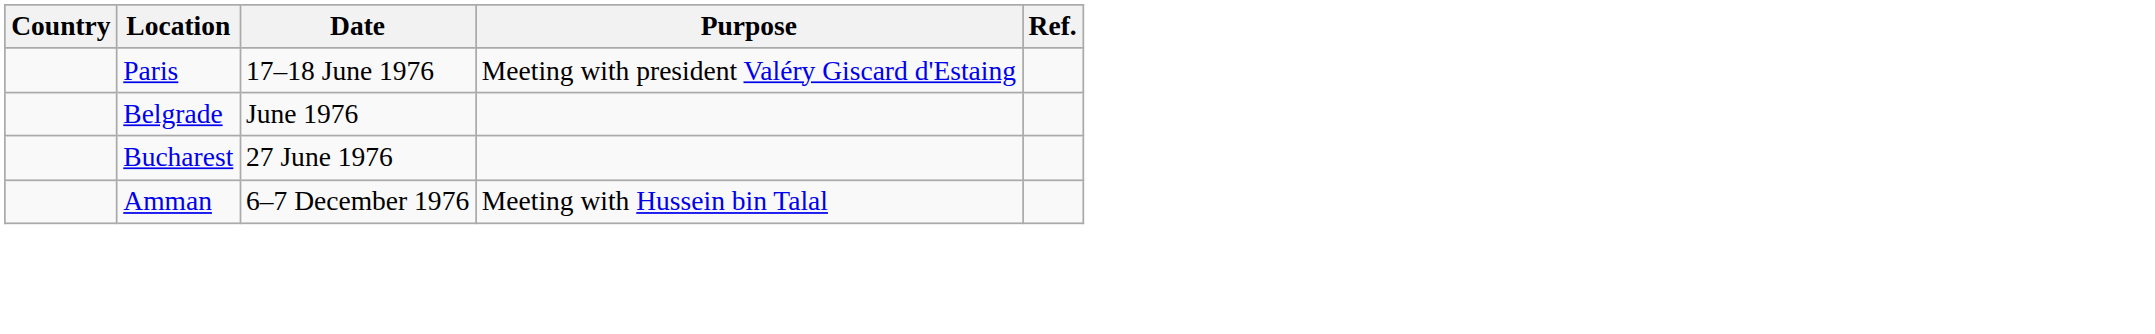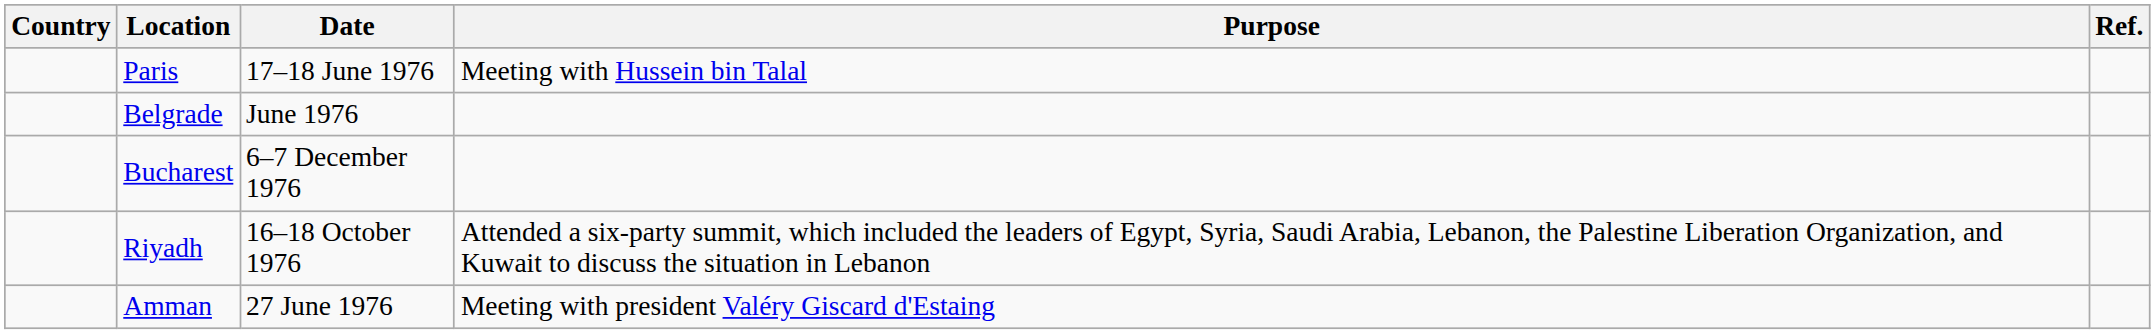(749, 69) Meeting with president Valéry Giscard d'Estaing -> (634, 69) Meeting with Hussein bin Talal
(319, 157) 27 June 1976 -> (327, 172) 6–7 December 1976
+ row: (163, 247)
(358, 200) 6–7 December 1976 -> (319, 306) 27 June 1976
(655, 200) Meeting with Hussein bin Talal -> (728, 306) Meeting with president Valéry Giscard d'Estaing
